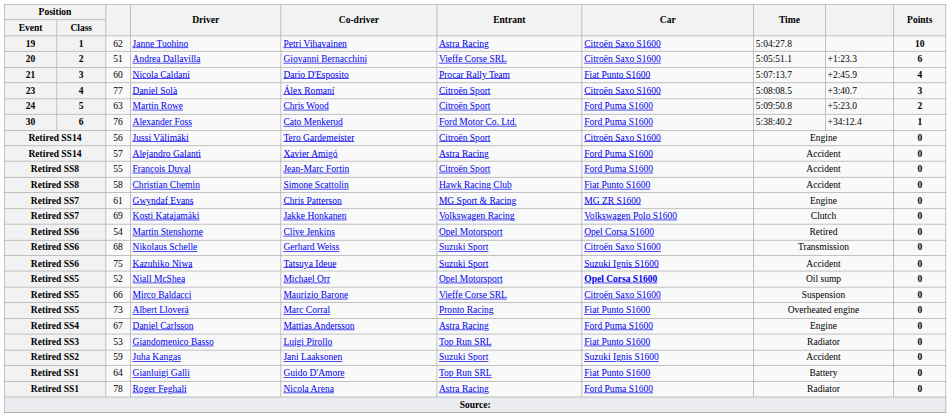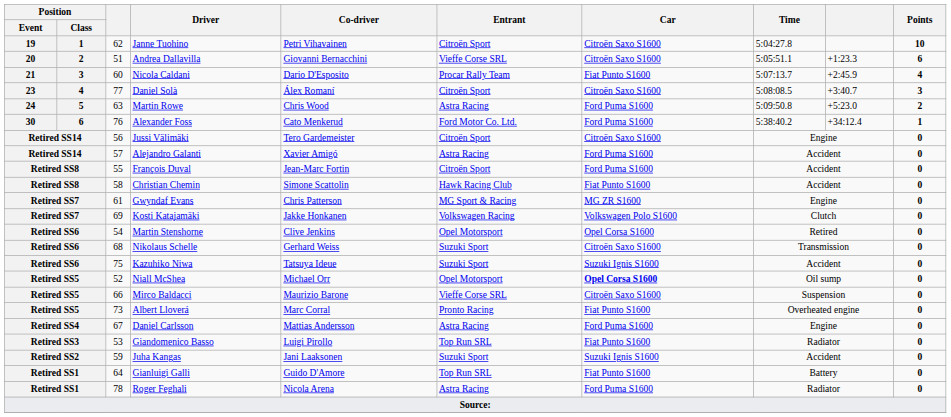(464, 43) Astra Racing -> (465, 43) Citroën Sport
(465, 106) Citroën Sport -> (464, 106) Astra Racing
